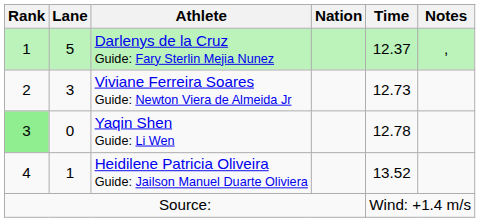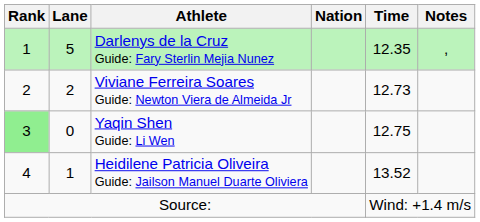(392, 49) 12.37 -> (392, 49) 12.35
(70, 90) 3 -> (70, 90) 2
(392, 131) 12.78 -> (392, 131) 12.75
